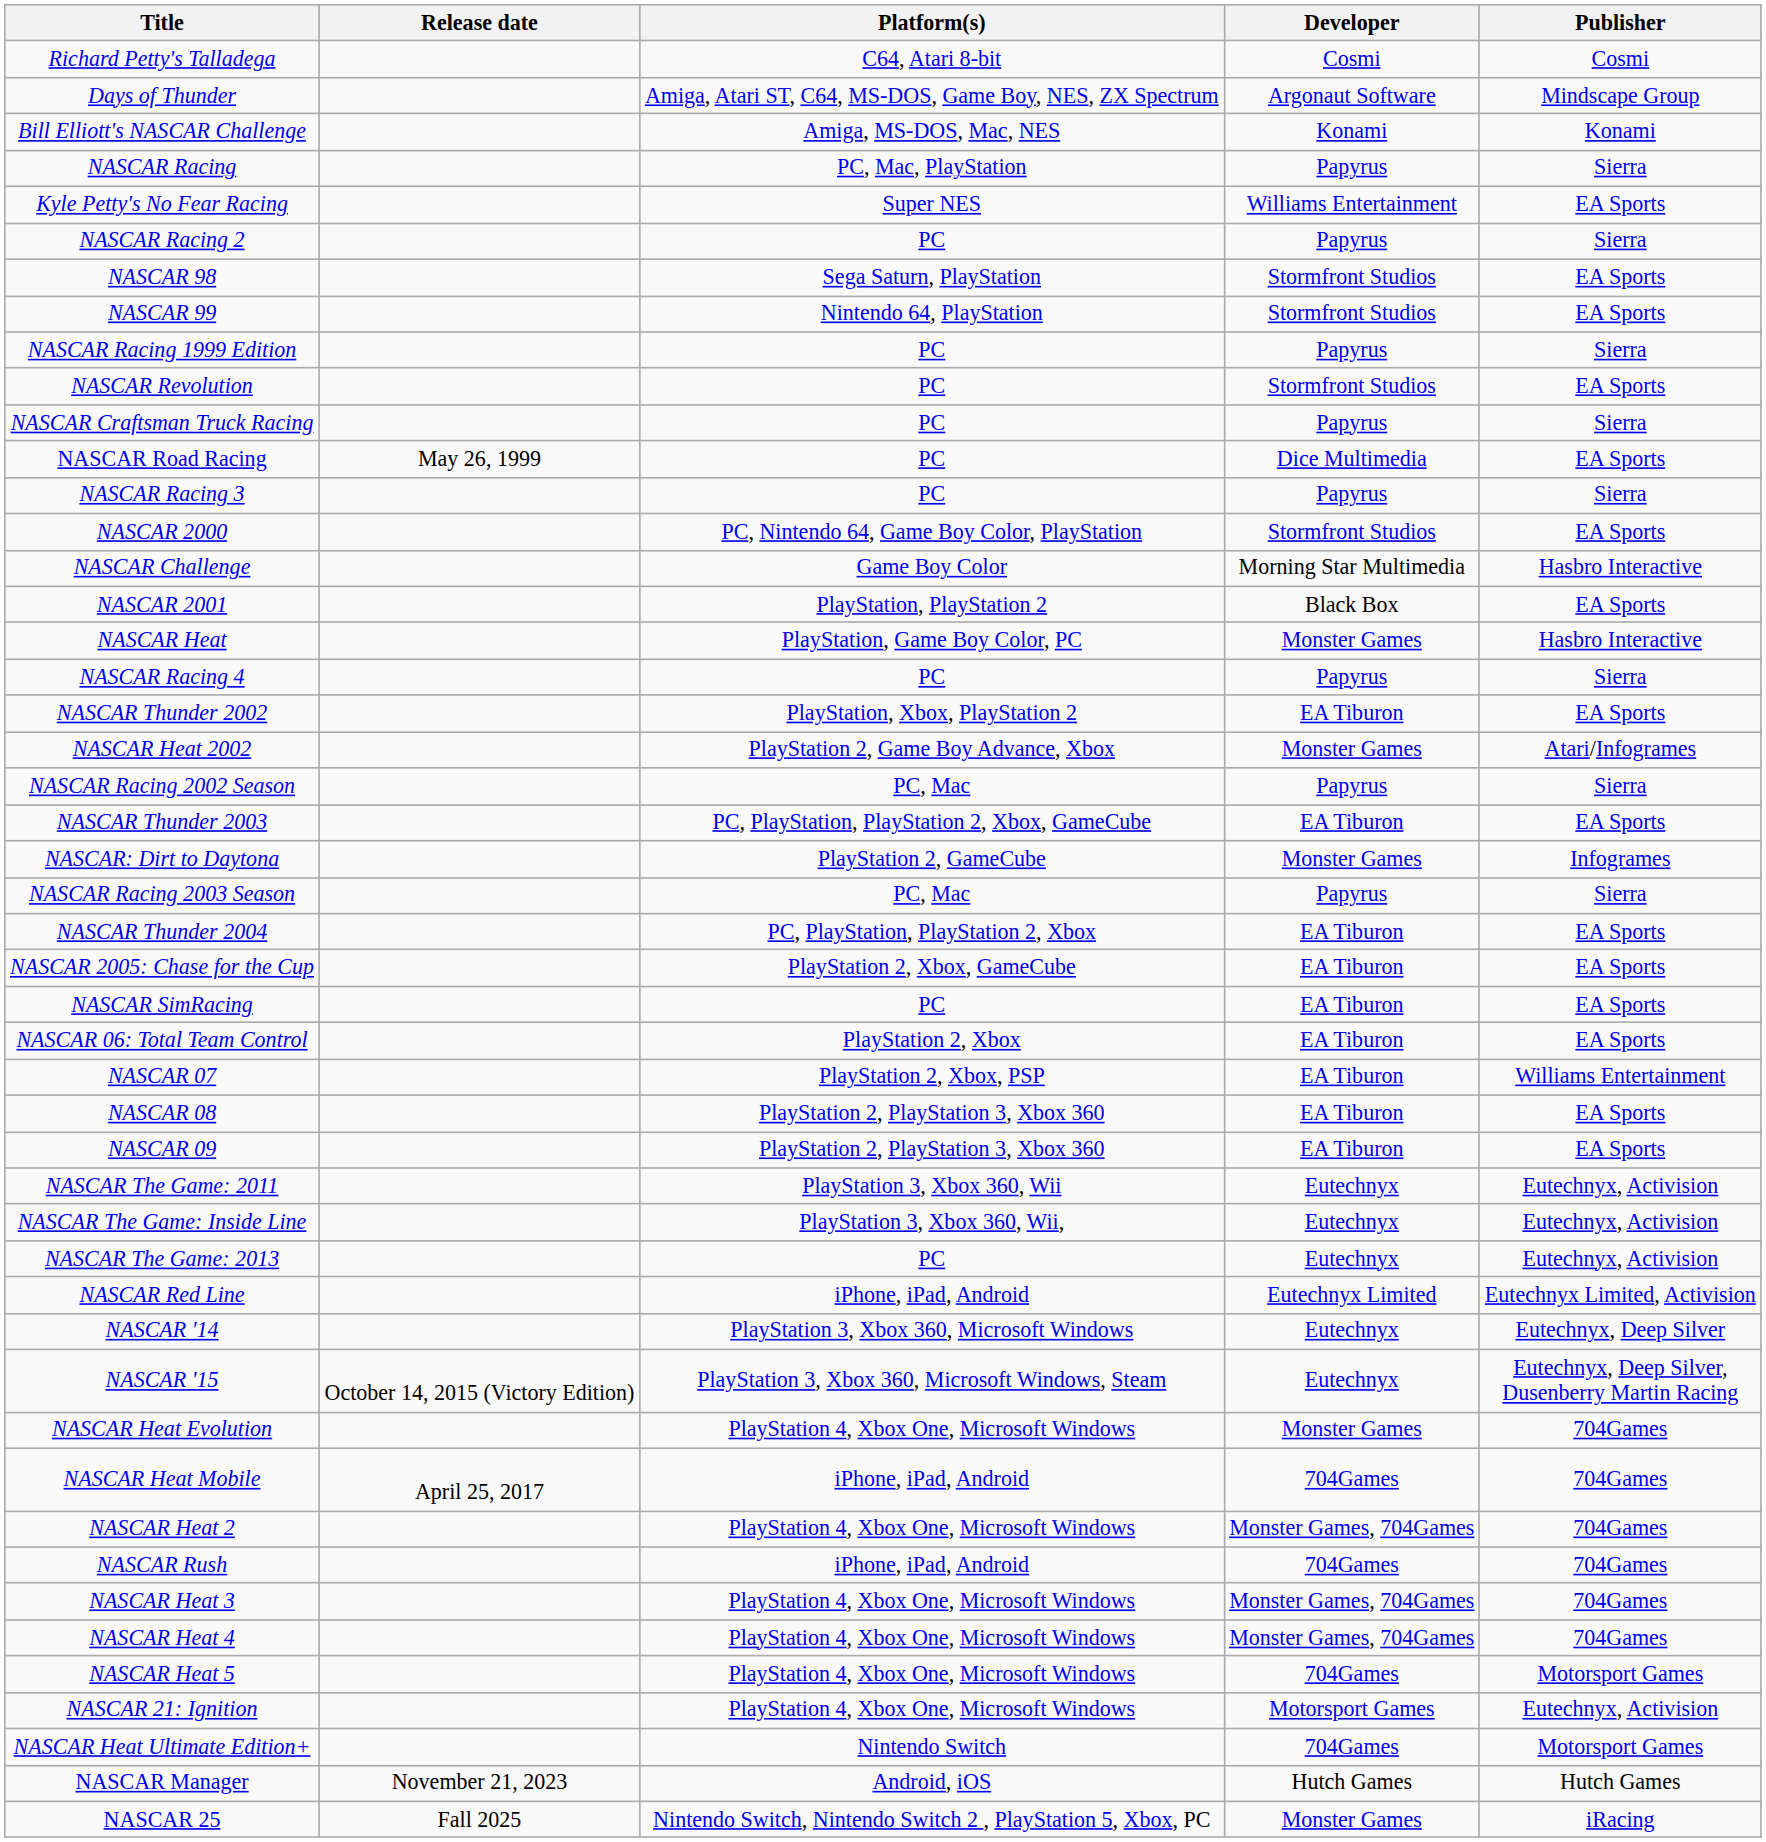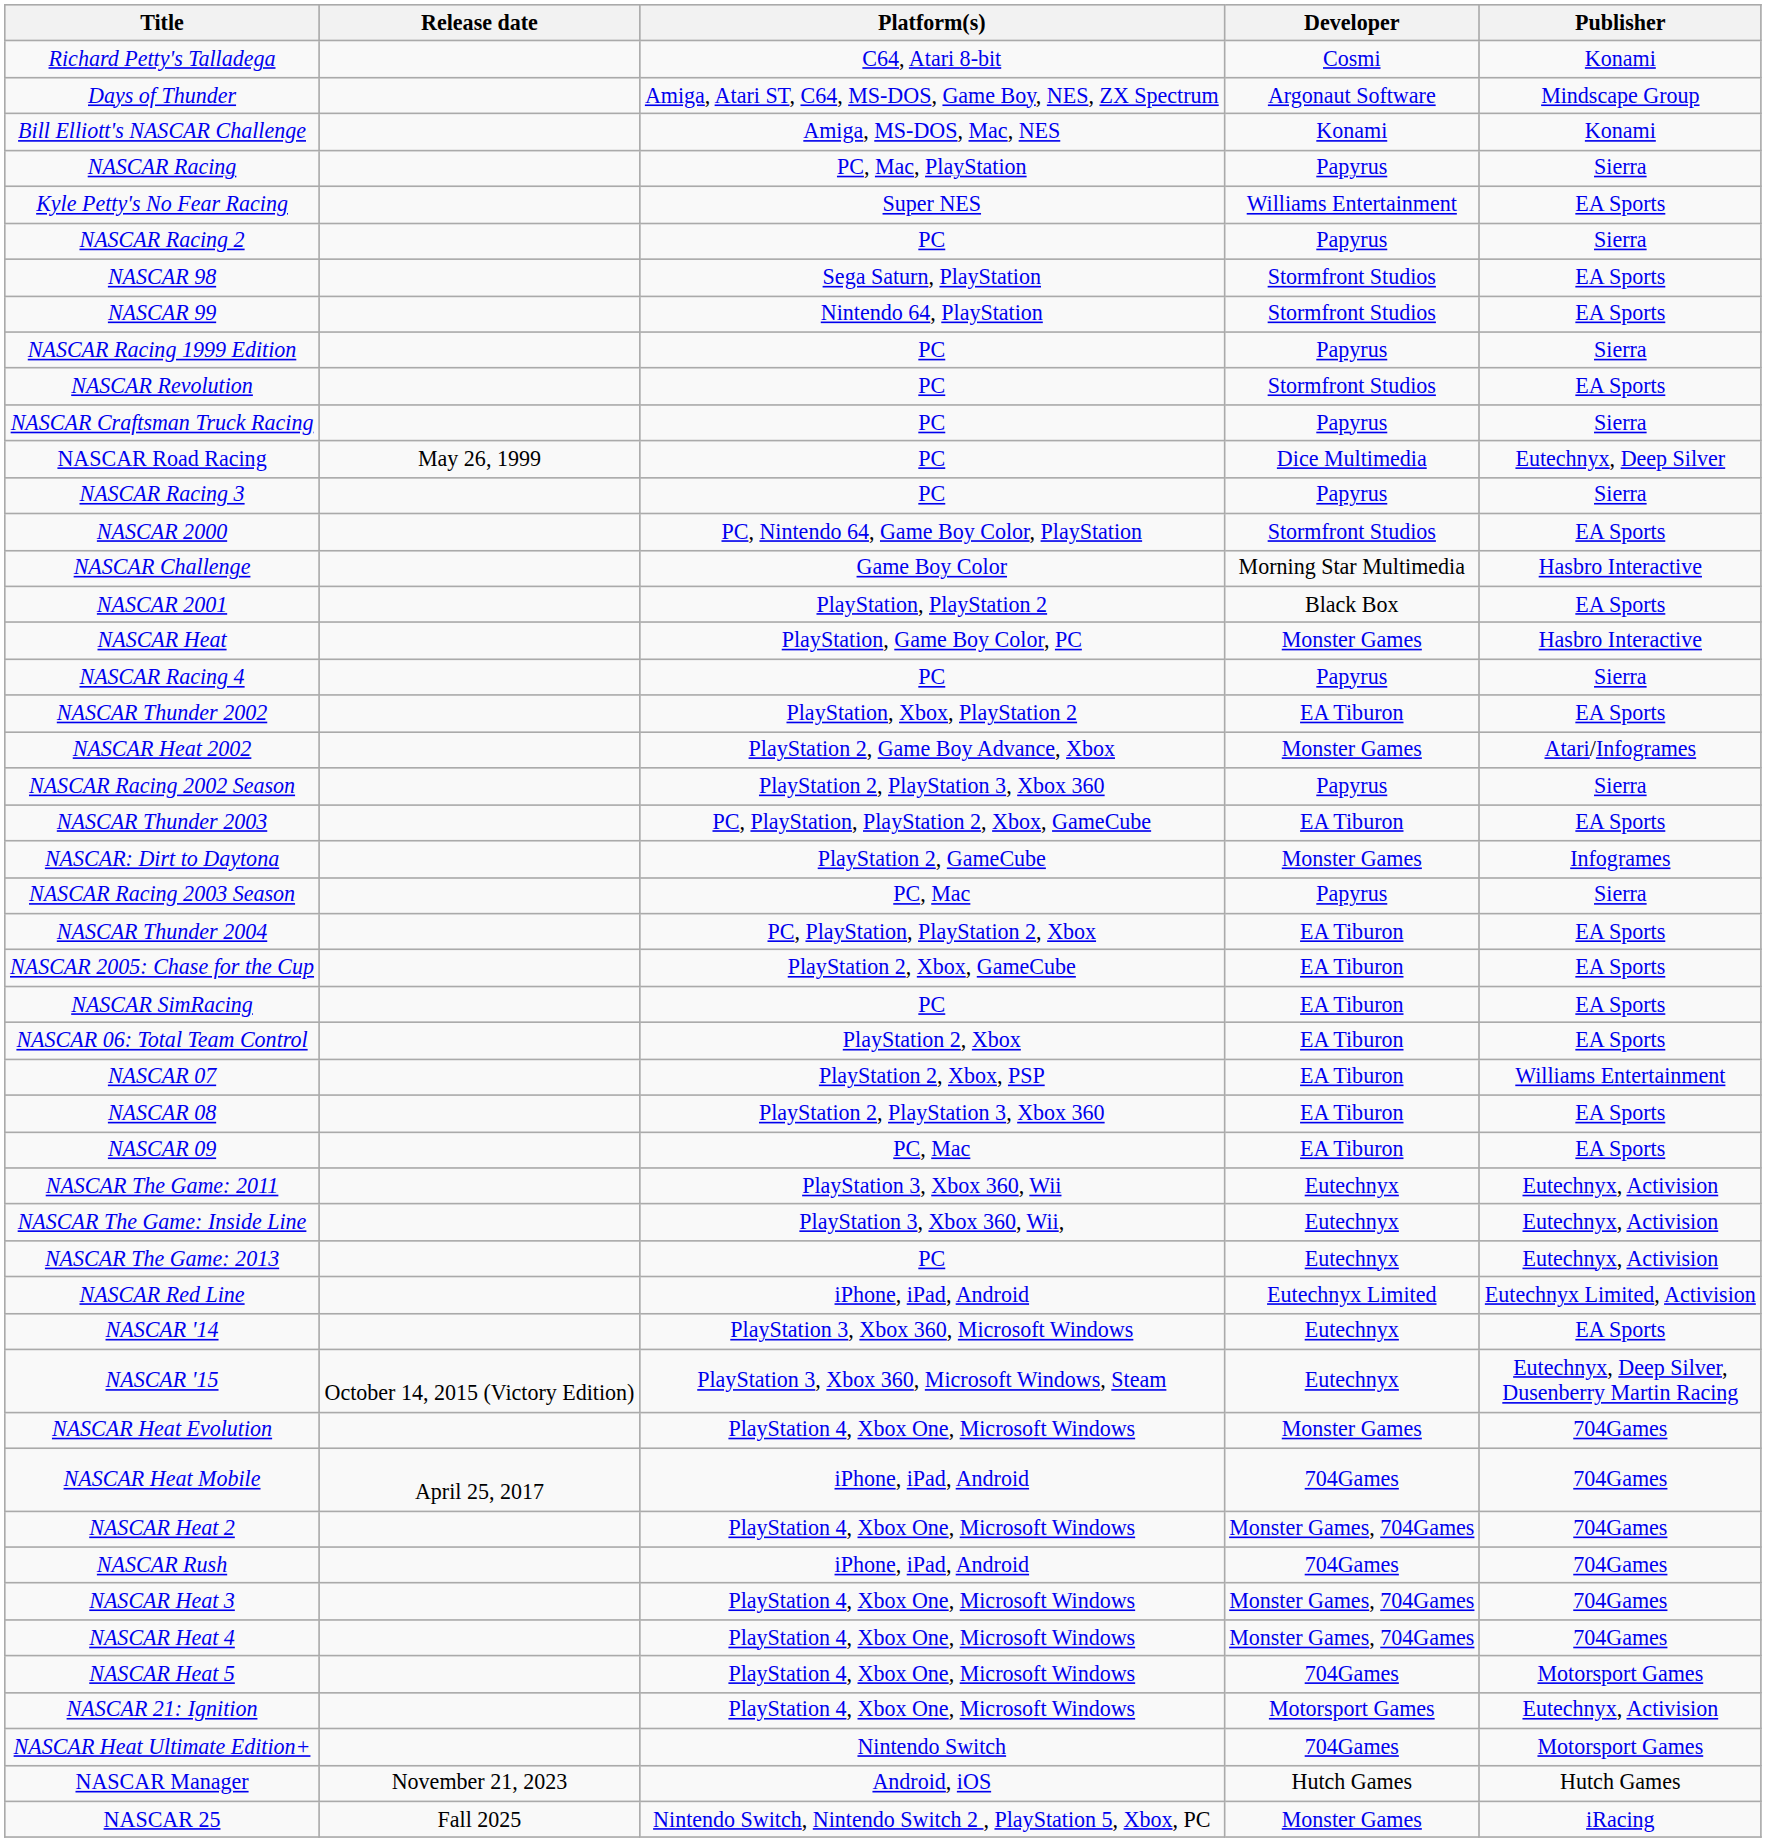(1620, 58) Cosmi -> (1620, 58) Konami
(1620, 458) EA Sports -> (1620, 458) Eutechnyx, Deep Silver
(932, 785) PC, Mac -> (932, 785) PlayStation 2, PlayStation 3, Xbox 360
(932, 1149) PlayStation 2, PlayStation 3, Xbox 360 -> (932, 1149) PC, Mac
(1620, 1330) Eutechnyx, Deep Silver -> (1620, 1330) EA Sports
